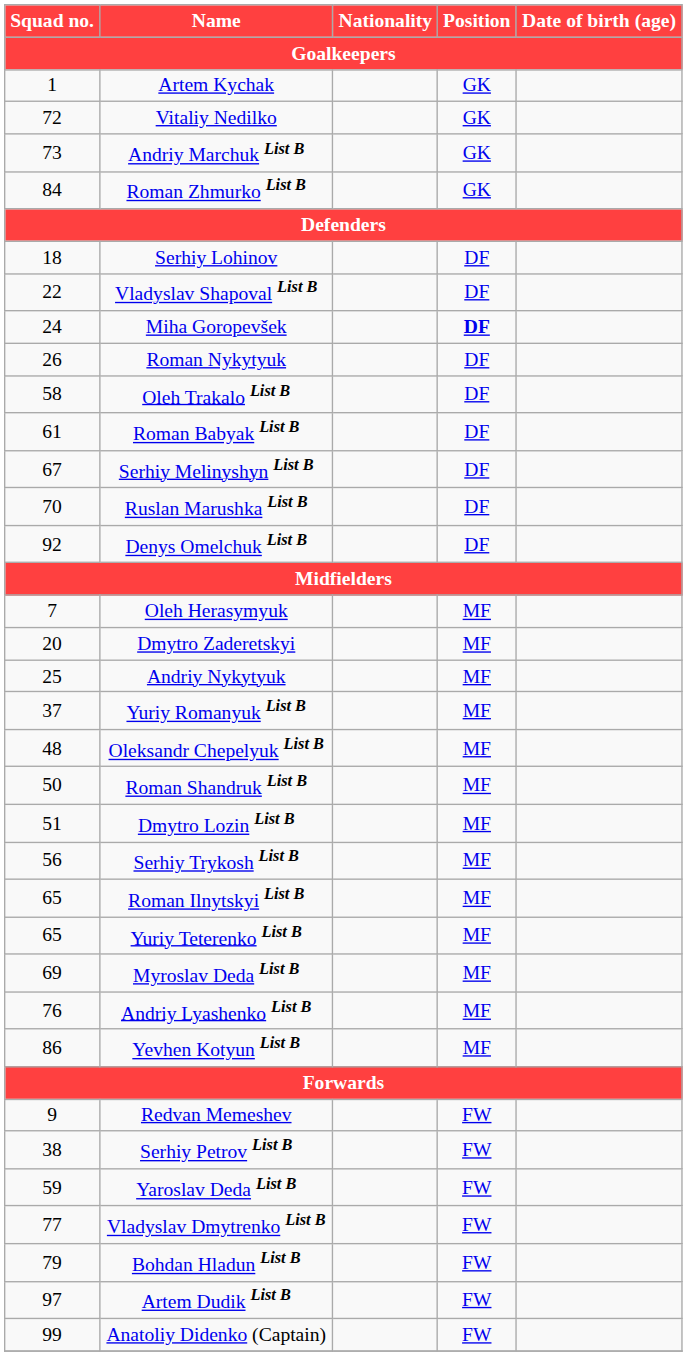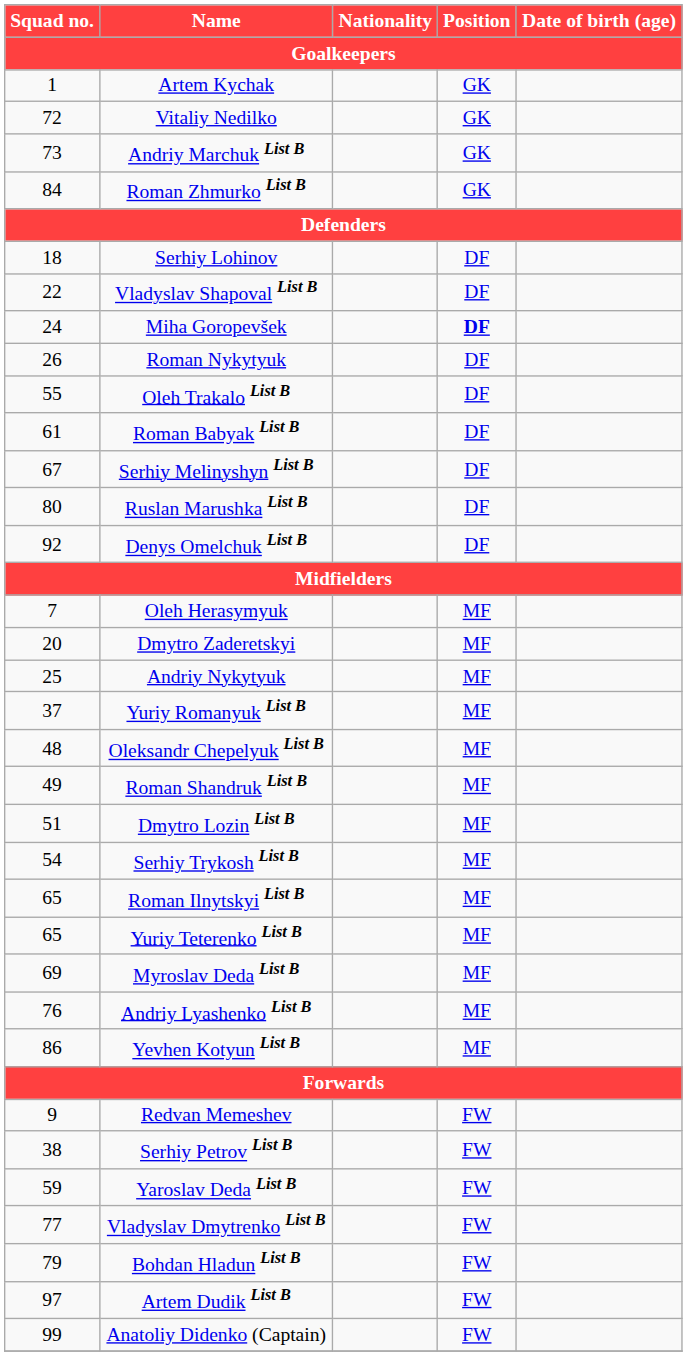(52, 394) 58 -> (52, 394) 55
(52, 506) 70 -> (52, 506) 80
(52, 785) 50 -> (52, 785) 49
(52, 860) 56 -> (52, 860) 54
